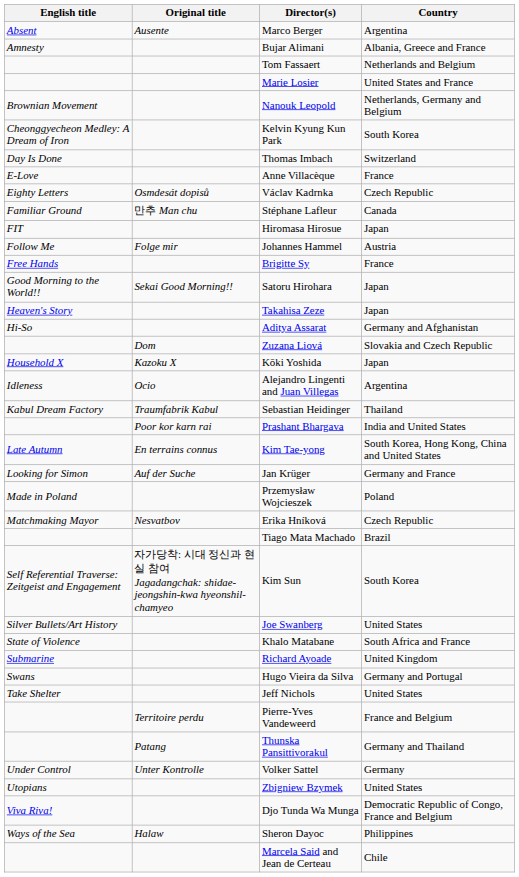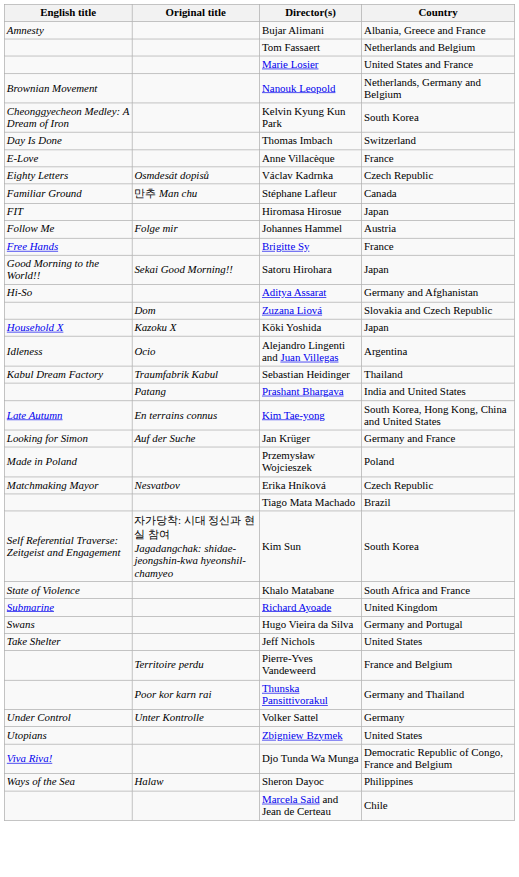- row: (292, 30)
- row: (293, 310)
(173, 426) Poor kor karn rai -> (150, 391) Patang
- row: (292, 624)
(150, 746) Patang -> (173, 694) Poor kor karn rai
